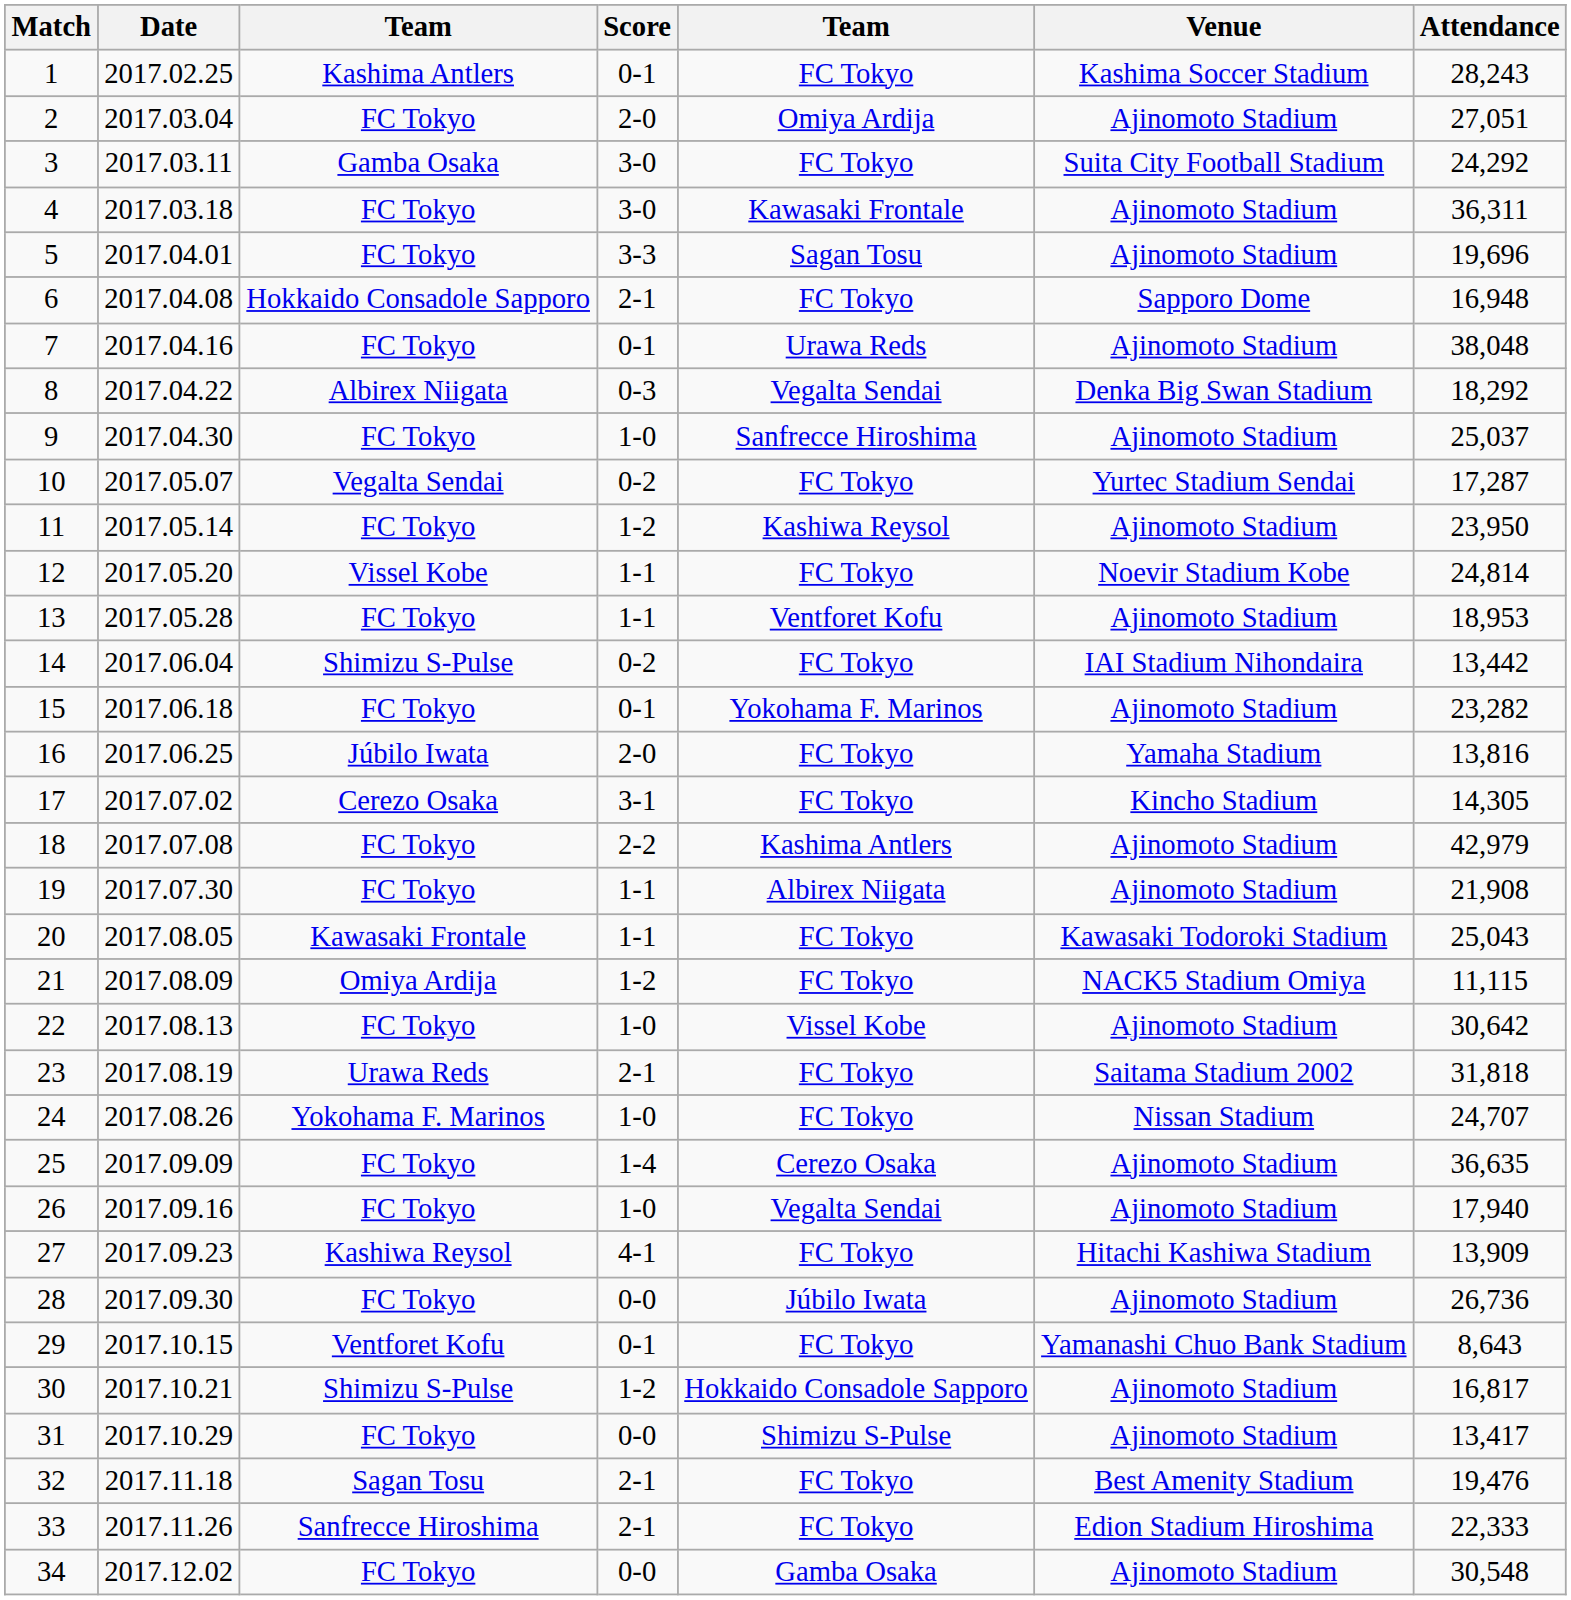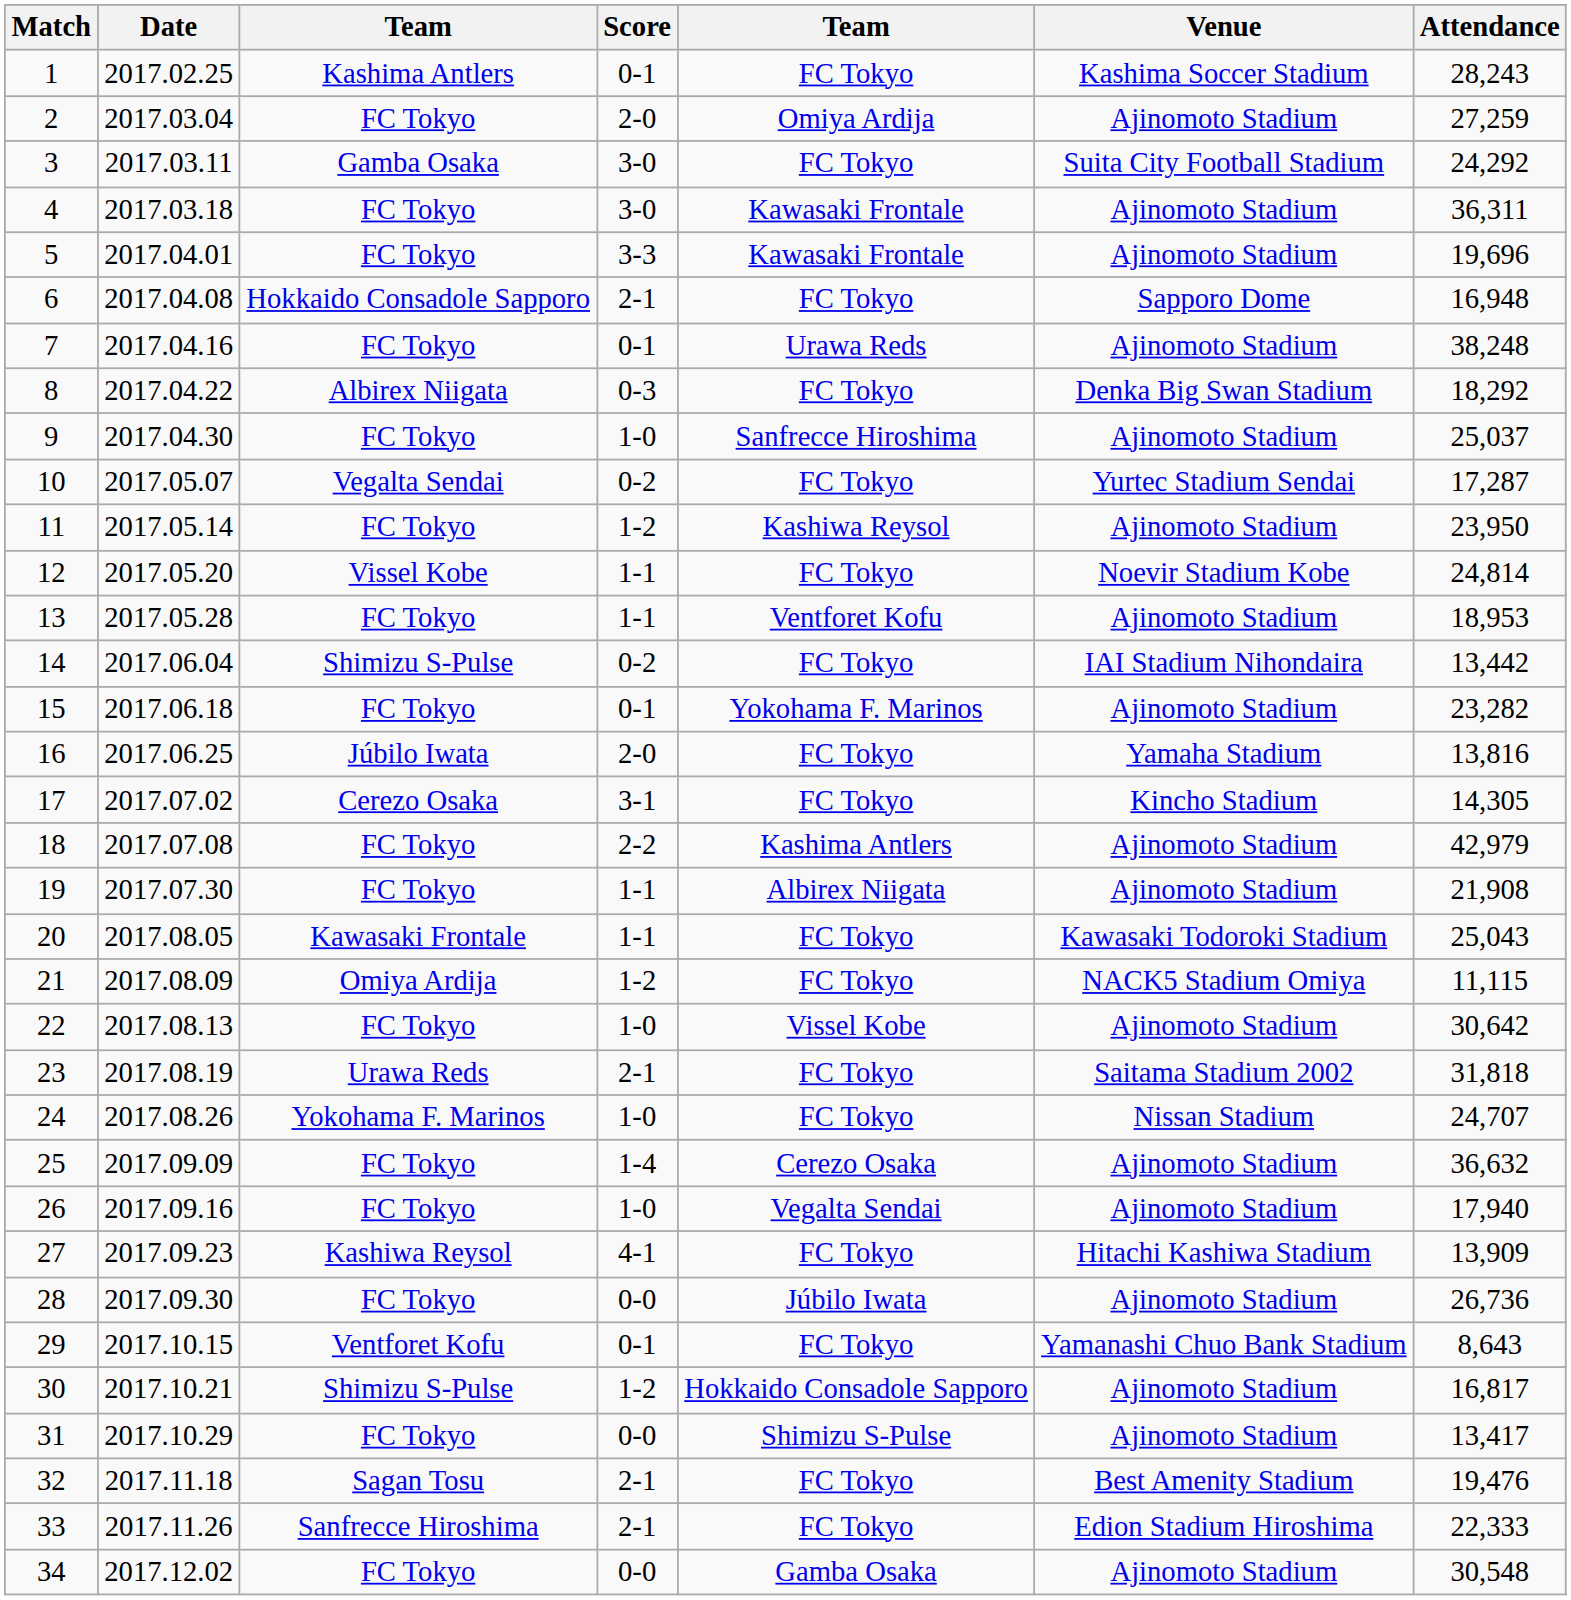(1490, 118) 27,051 -> (1490, 118) 27,259
(856, 254) Sagan Tosu -> (856, 254) Kawasaki Frontale
(1490, 345) 38,048 -> (1490, 345) 38,248
(856, 390) Vegalta Sendai -> (856, 390) FC Tokyo
(1490, 1162) 36,635 -> (1490, 1162) 36,632
